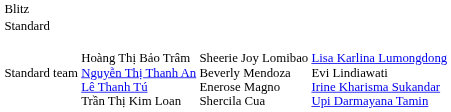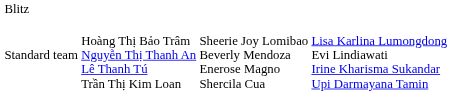- row: (27, 26)
